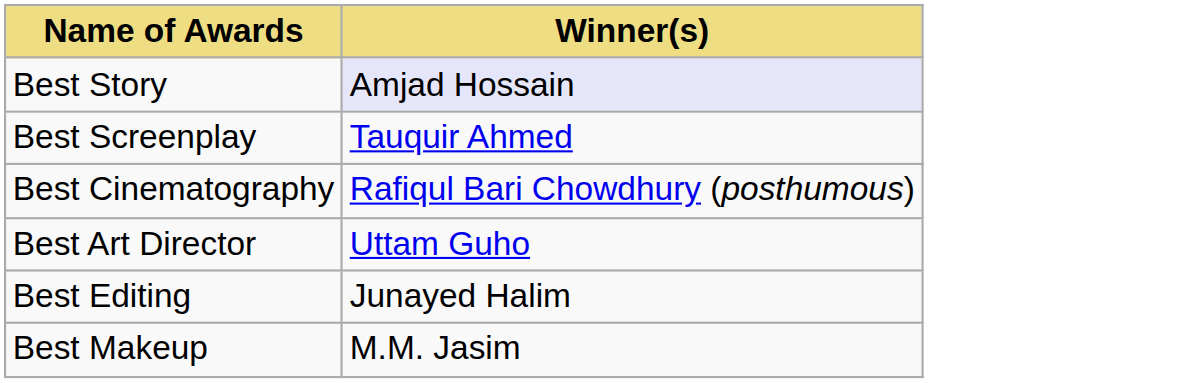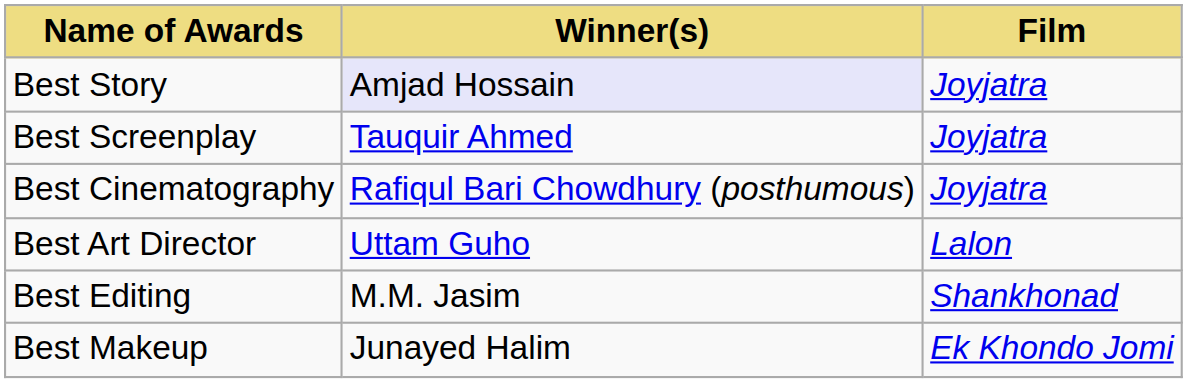+ column: (1052, 31)
(460, 296) Junayed Halim -> (435, 296) M.M. Jasim
(435, 349) M.M. Jasim -> (460, 349) Junayed Halim
